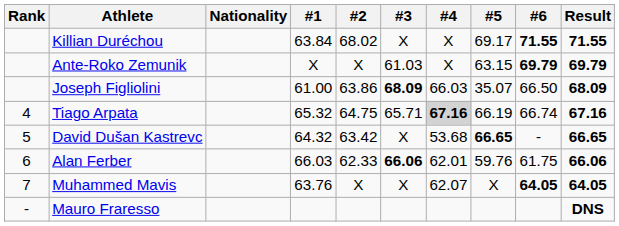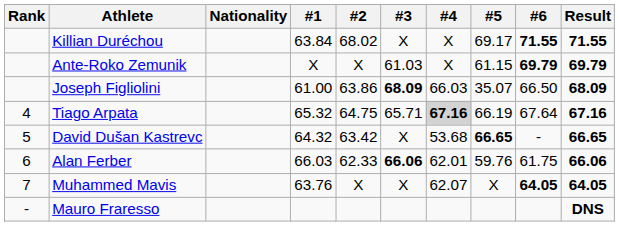(493, 64) 63.15 -> (493, 64) 61.15
(539, 112) 66.74 -> (539, 112) 67.64
